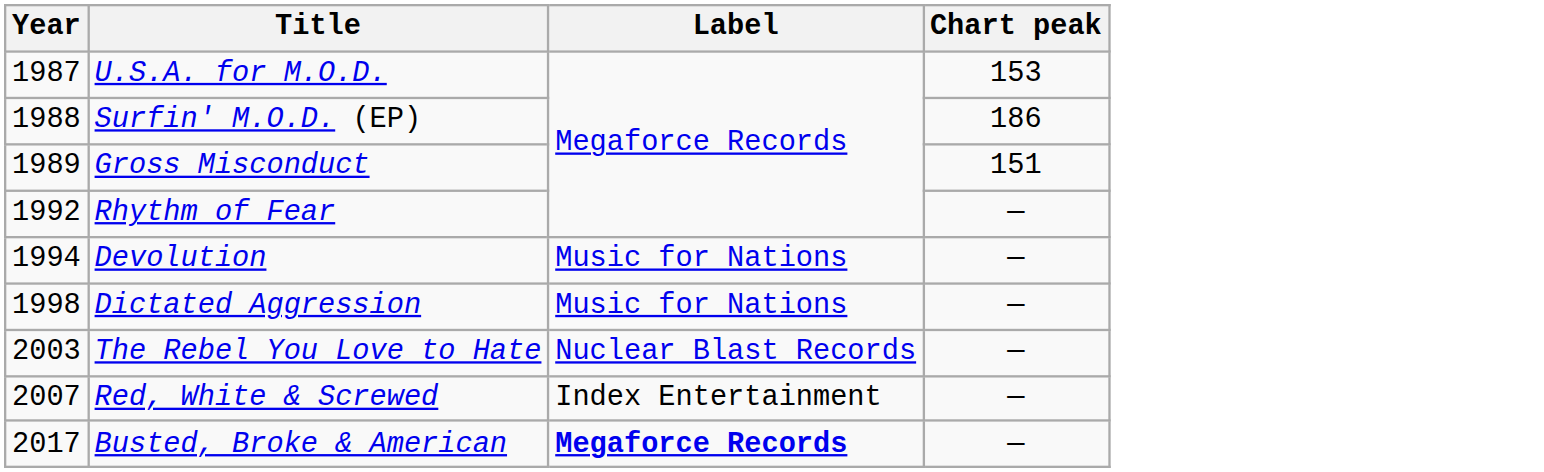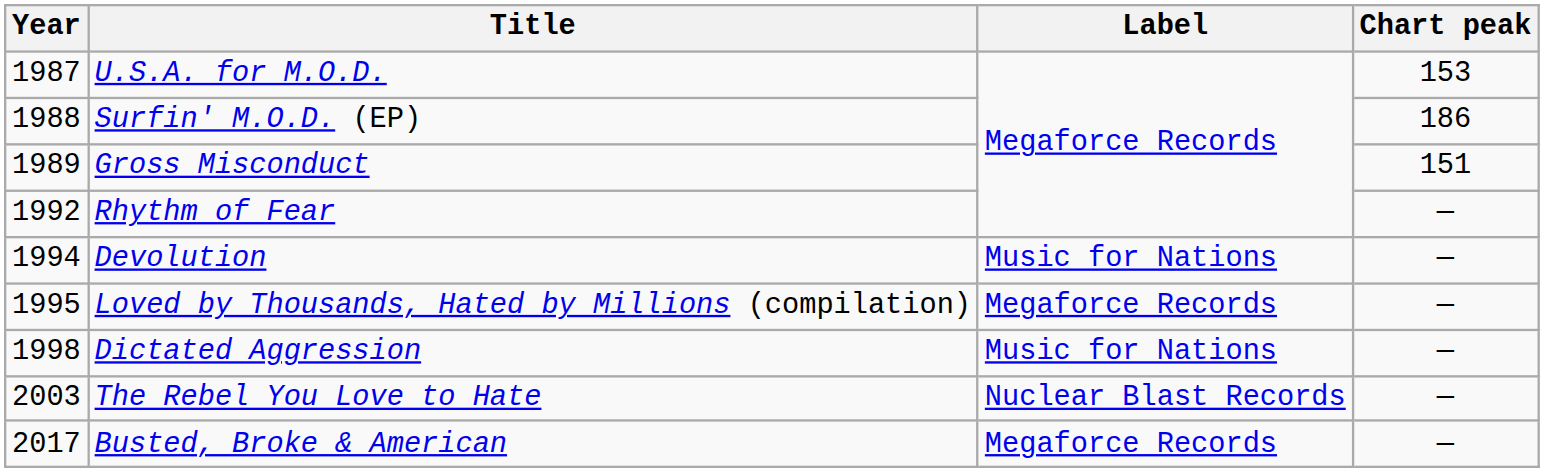+ row: (533, 306)
- row: (266, 399)
(701, 445) bold -> (1131, 445) normal
